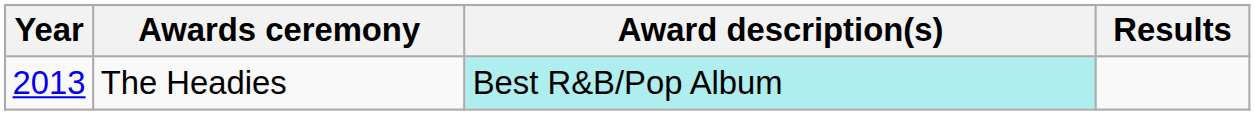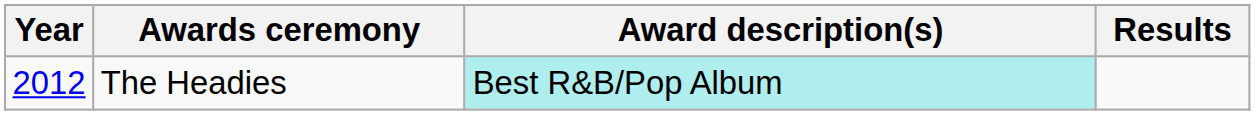(49, 82) 2013 -> (49, 82) 2012
